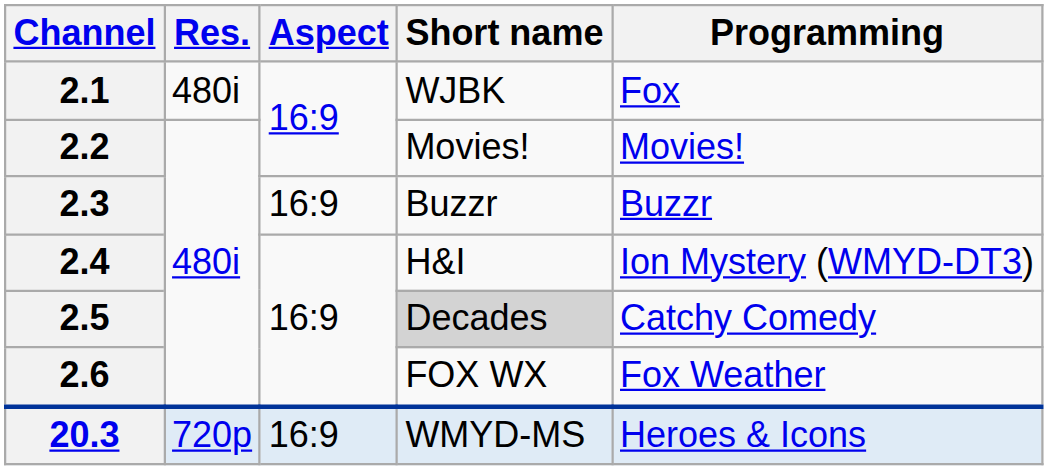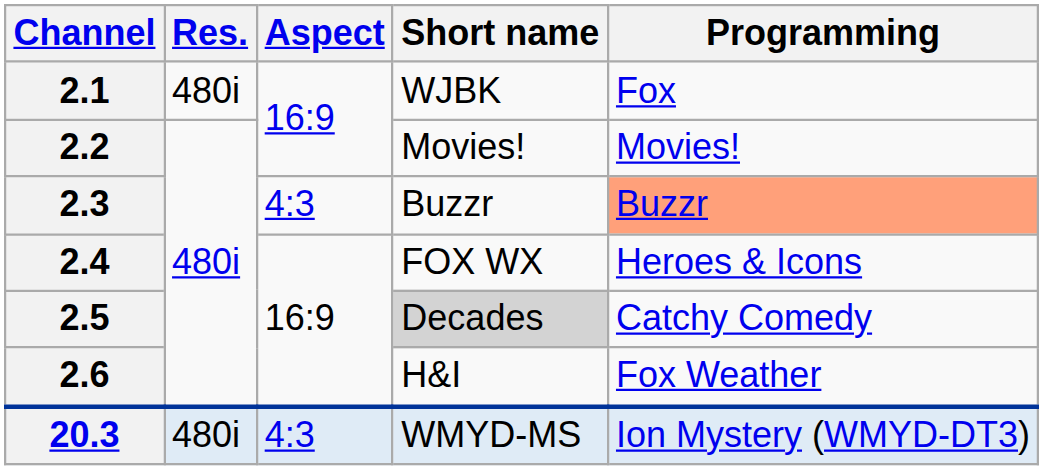(304, 204) 16:9 -> (290, 204) 4:3
(666, 204) no background -> (662, 204) lightsalmon background
(435, 261) H&I -> (472, 261) FOX WX
(827, 261) Ion Mystery (WMYD-DT3) -> (739, 261) Heroes & Icons
(476, 375) FOX WX -> (431, 375) H&I
(212, 434) 720p -> (206, 434) 480i
(304, 434) 16:9 -> (290, 434) 4:3
(743, 434) Heroes & Icons -> (823, 434) Ion Mystery (WMYD-DT3)
